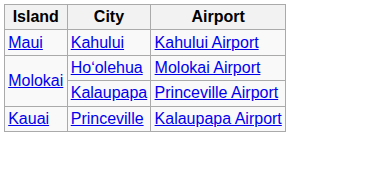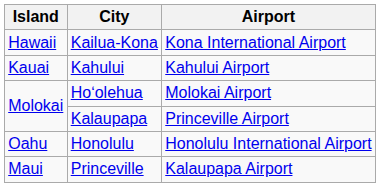+ row: (114, 42)
(26, 42) Maui -> (29, 67) Kauai
+ row: (102, 144)
(29, 118) Kauai -> (26, 169) Maui
